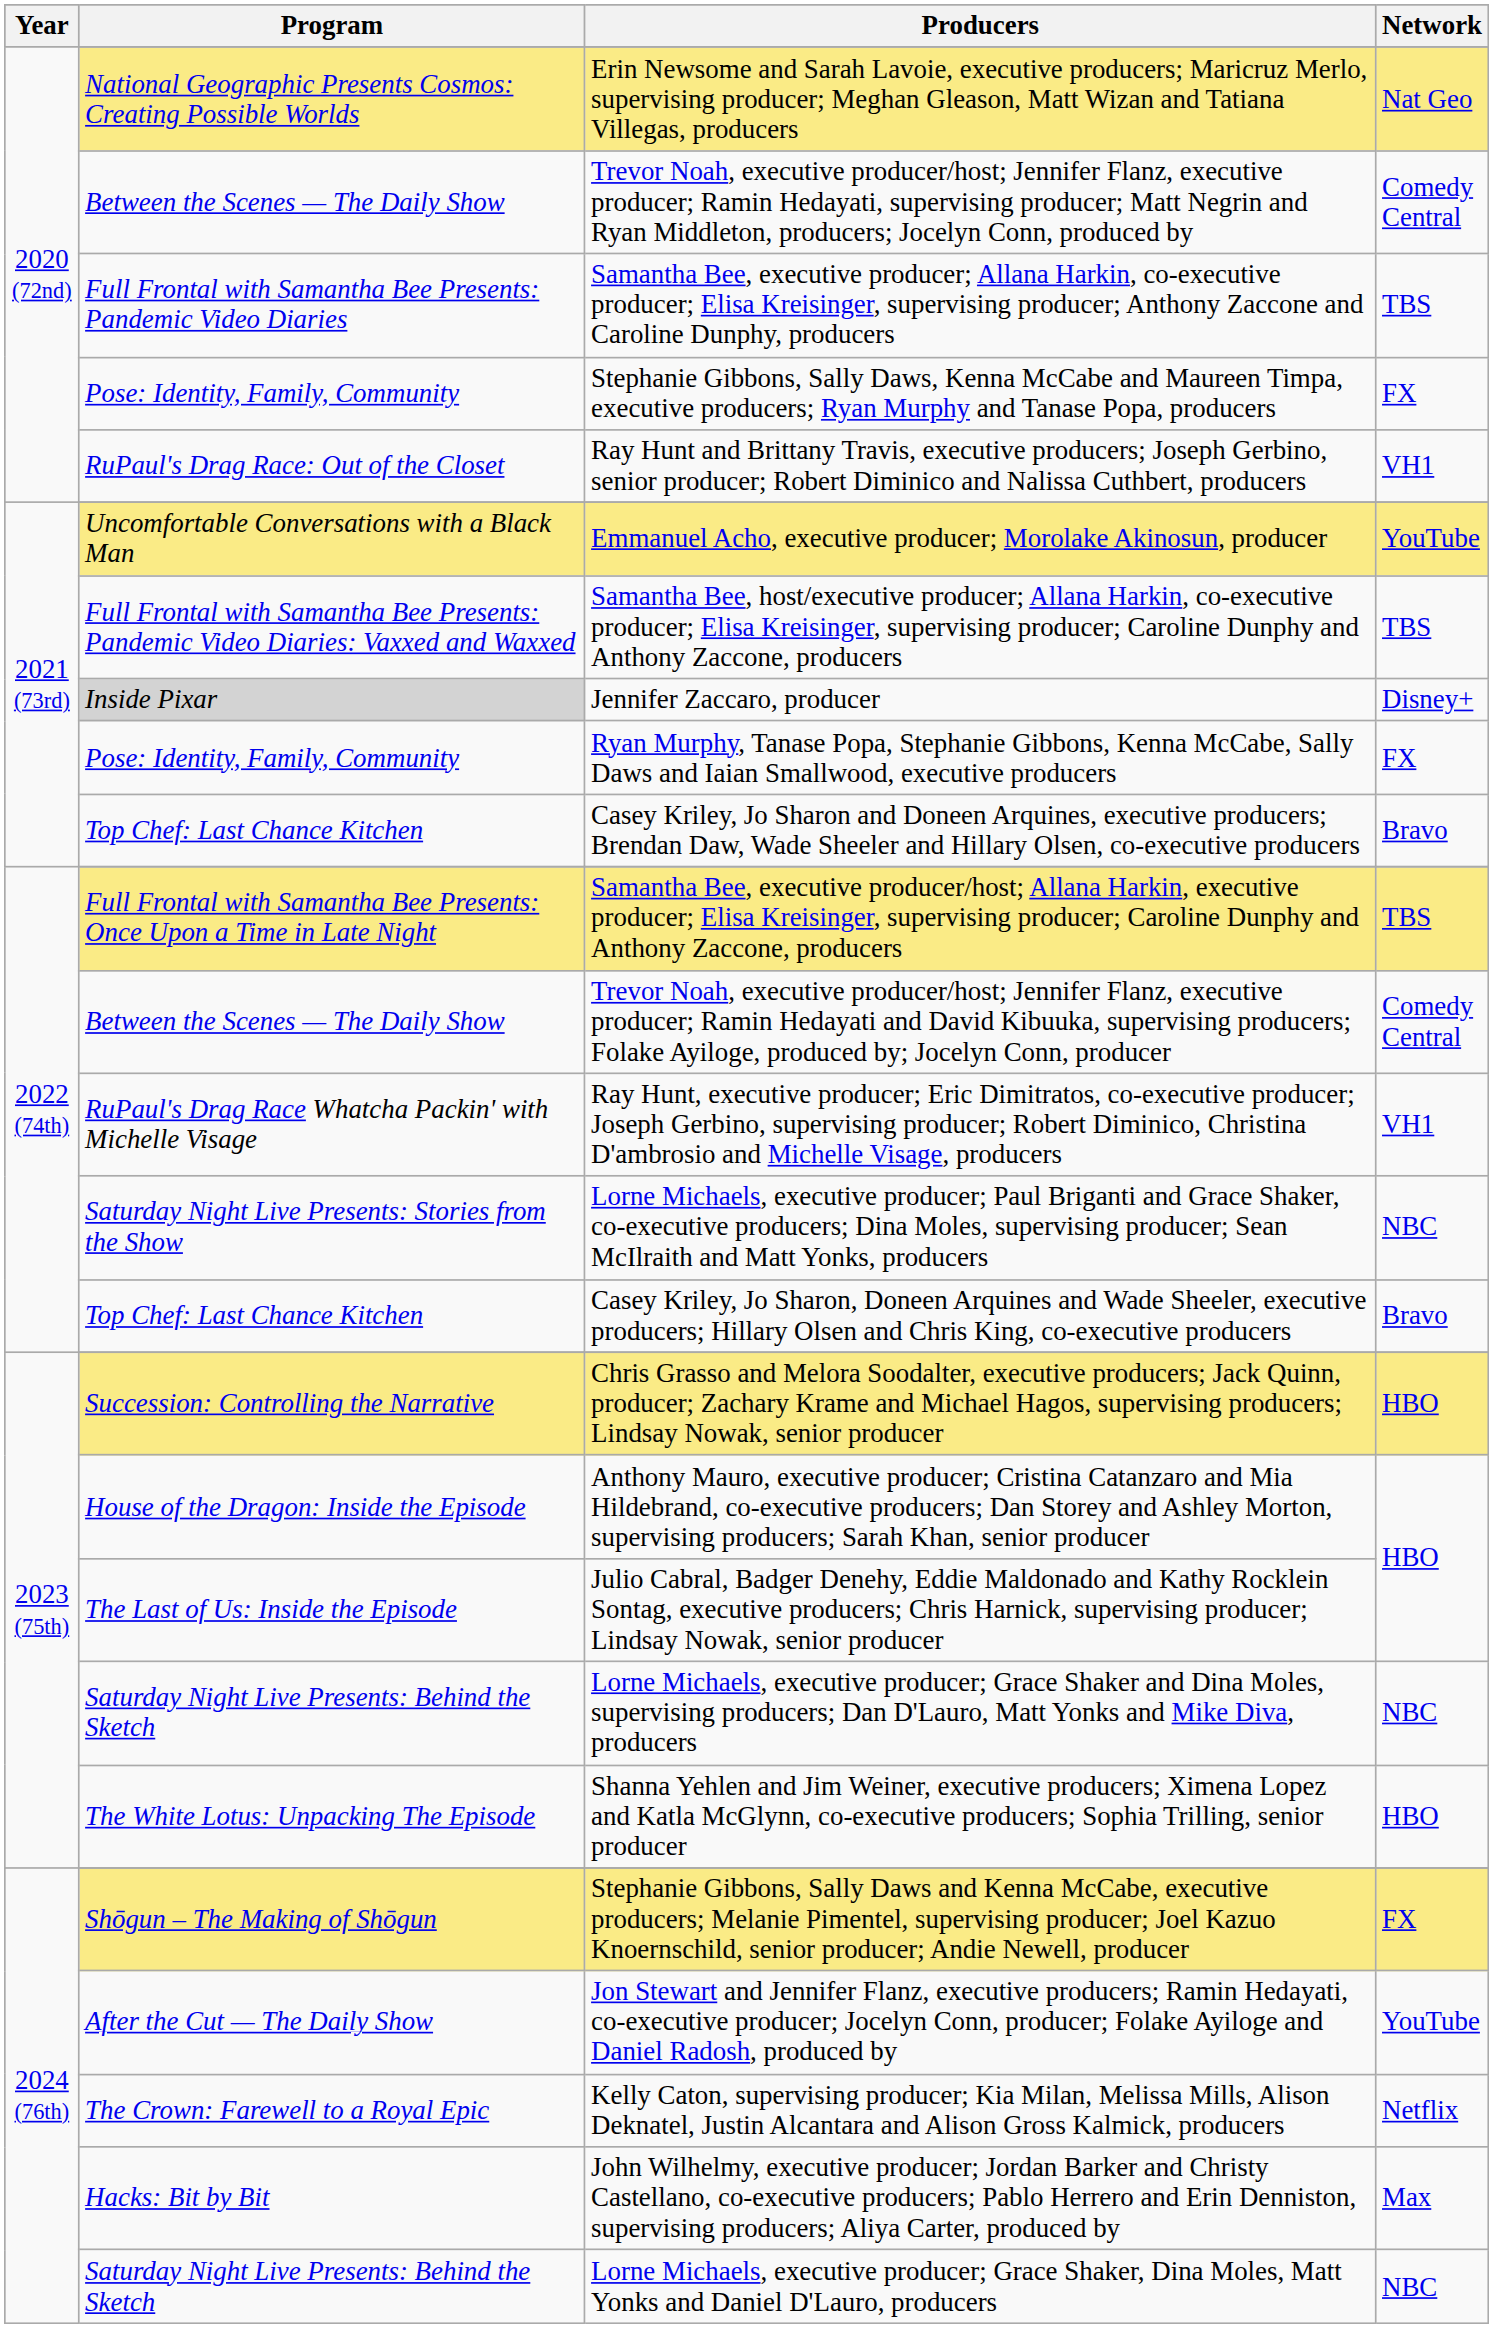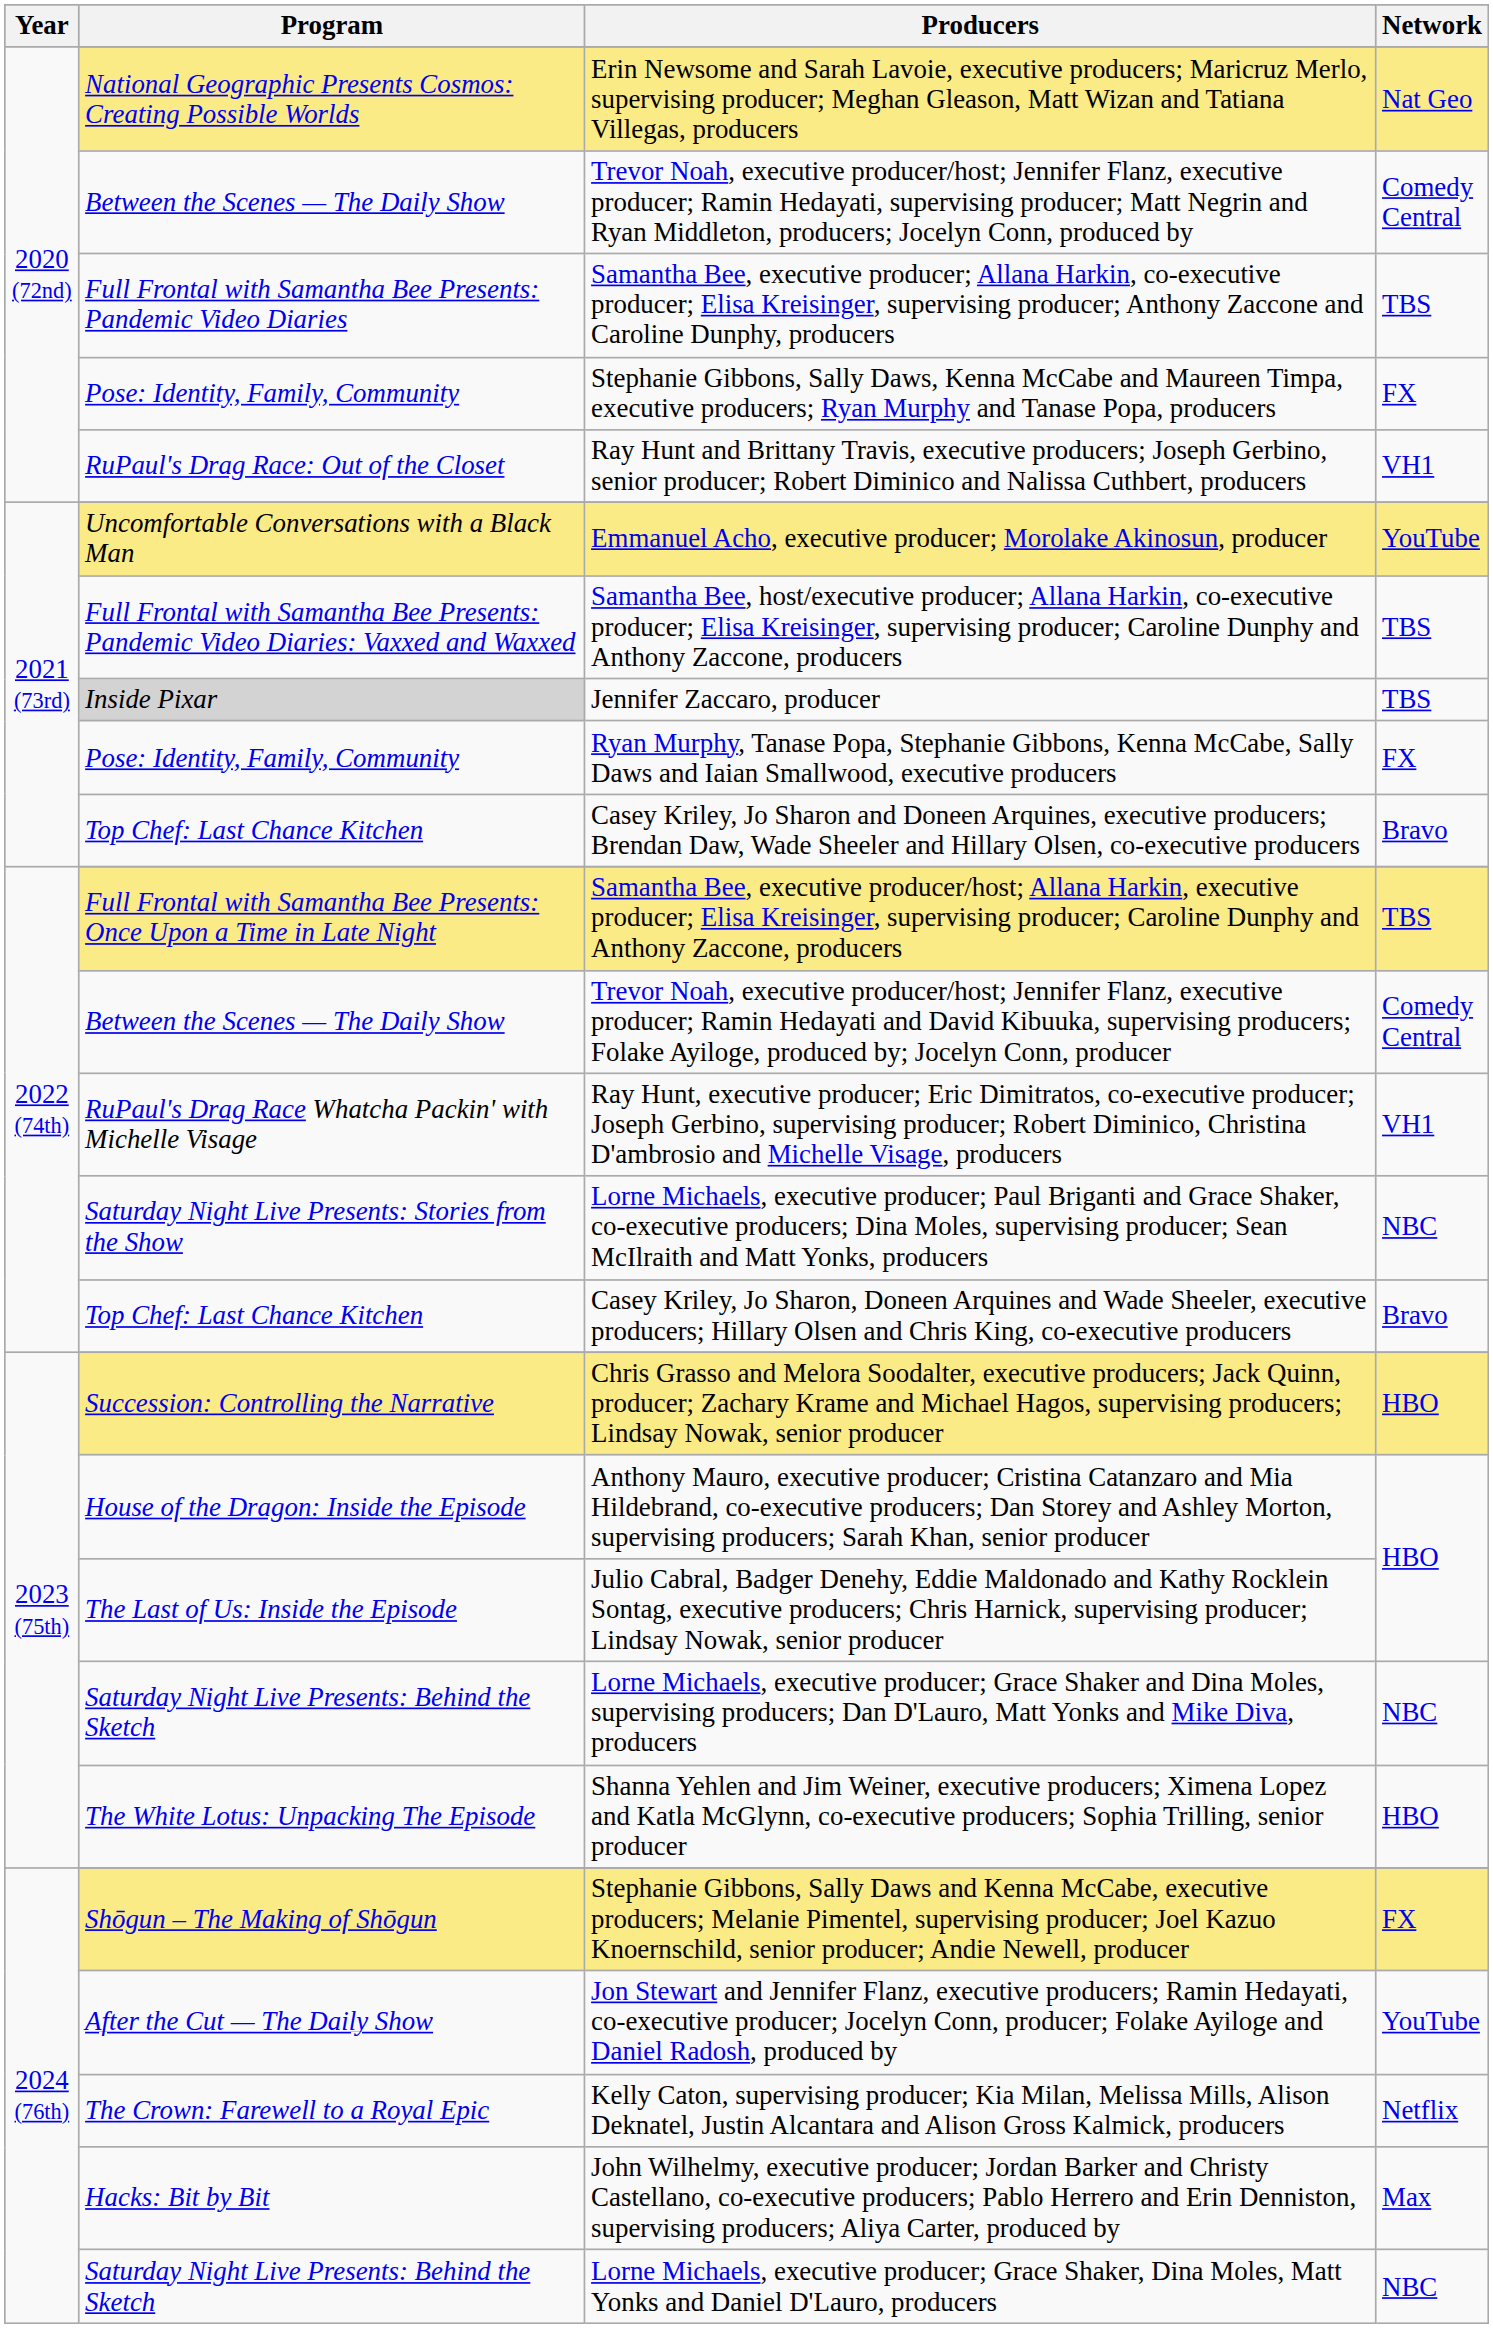(1428, 699) Disney+ -> (1407, 699) TBS
